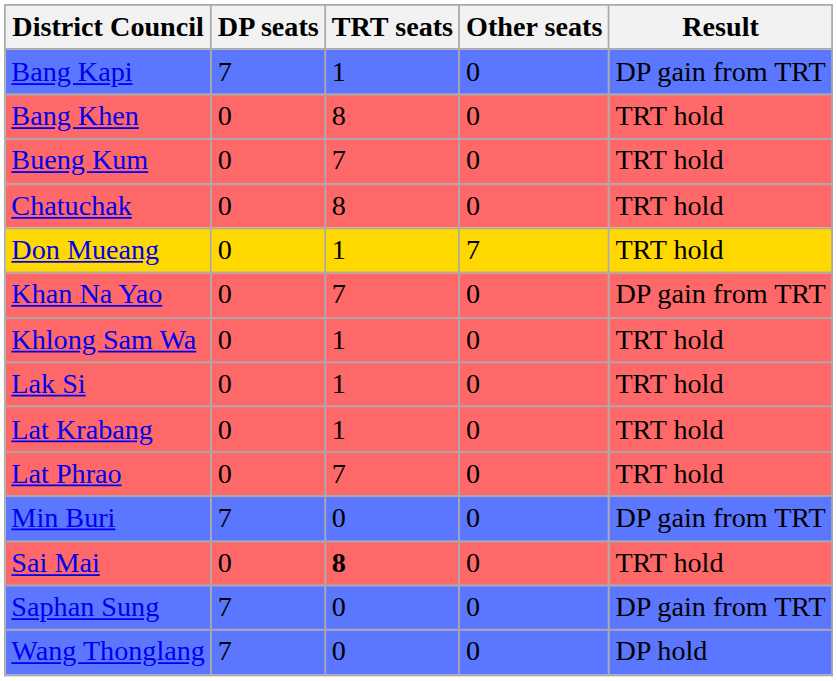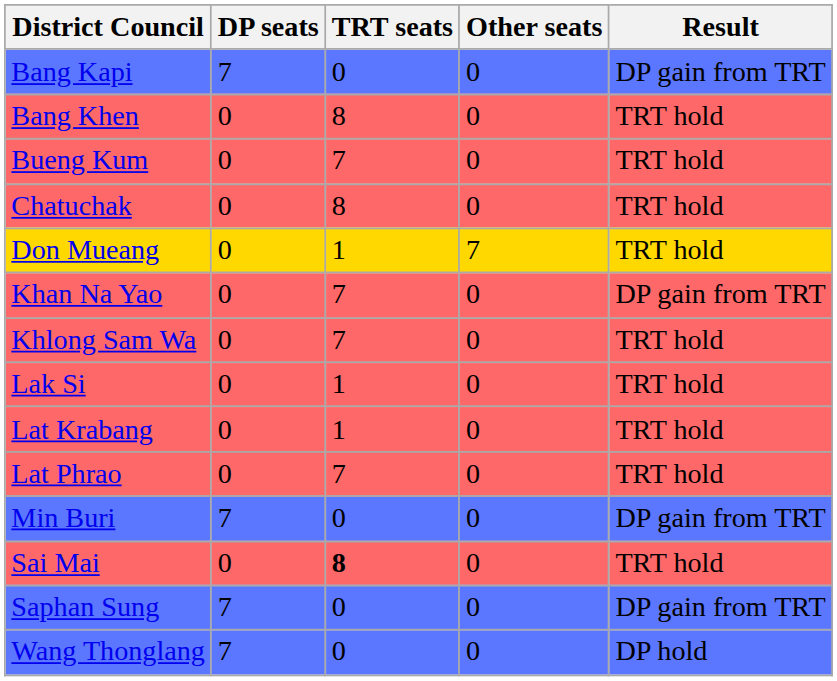(339, 71) 1 -> (339, 71) 0
(339, 339) 1 -> (339, 339) 7
